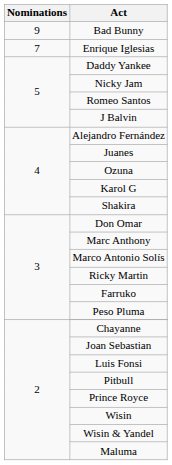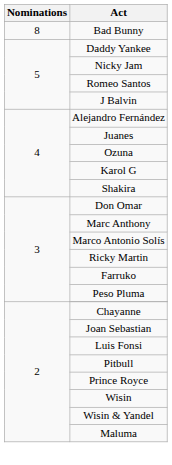(37, 30) 9 -> (37, 30) 8
- row: (119, 48)
